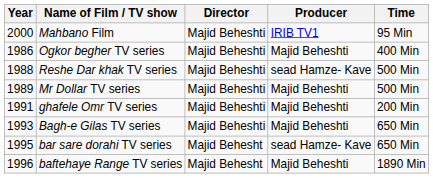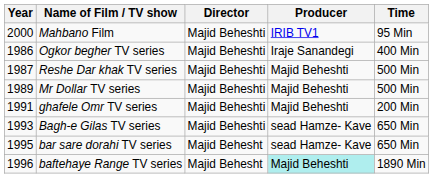(310, 51) Majid Beheshti -> (312, 51) Iraje Sanandegi
(20, 70) 1988 -> (20, 70) 1987
(321, 70) sead Hamze- Kave -> (310, 70) Majid Beheshti
(310, 126) Majid Beheshti -> (321, 126) sead Hamze- Kave
(310, 164) no background -> (310, 164) paleturquoise background
